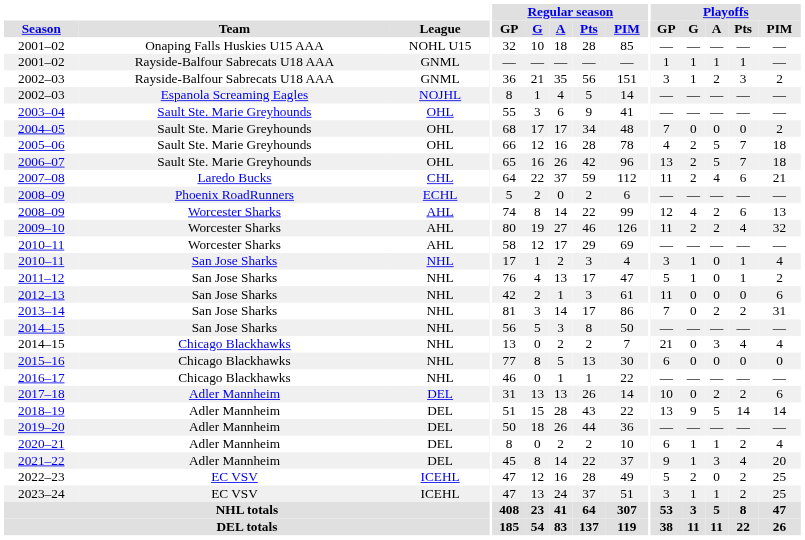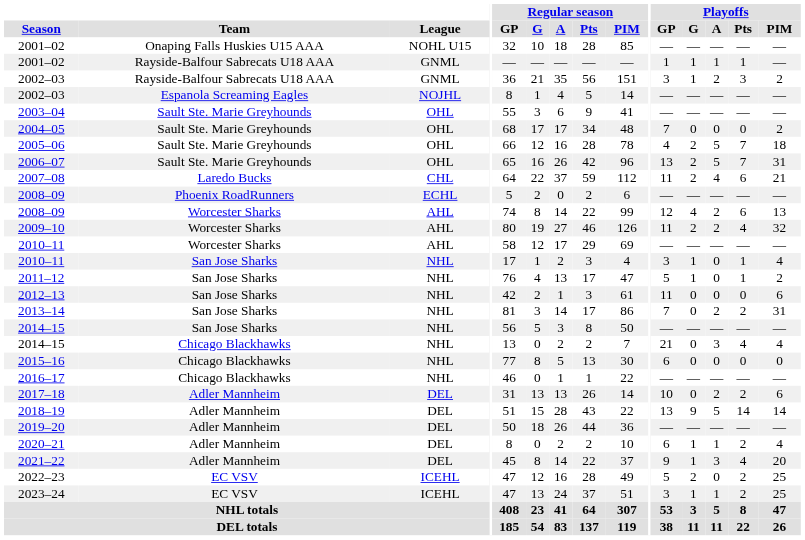(779, 161) 18 -> (779, 161) 31
